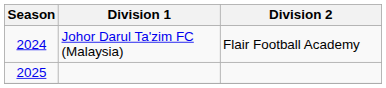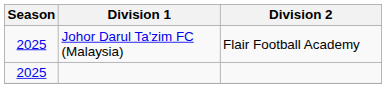(31, 44) 2024 -> (31, 44) 2025
